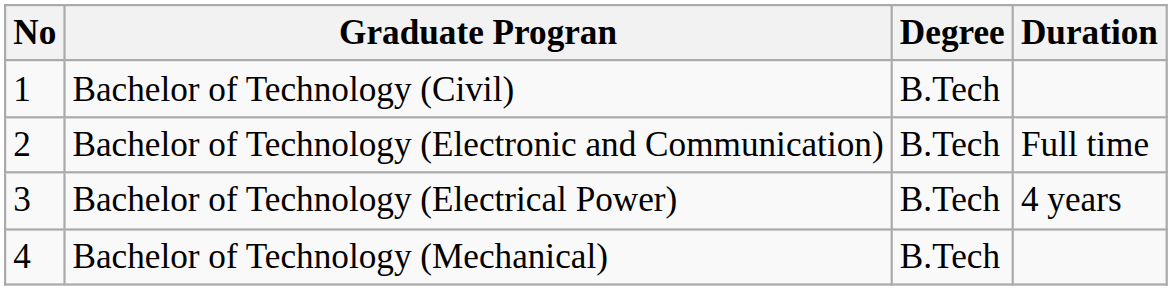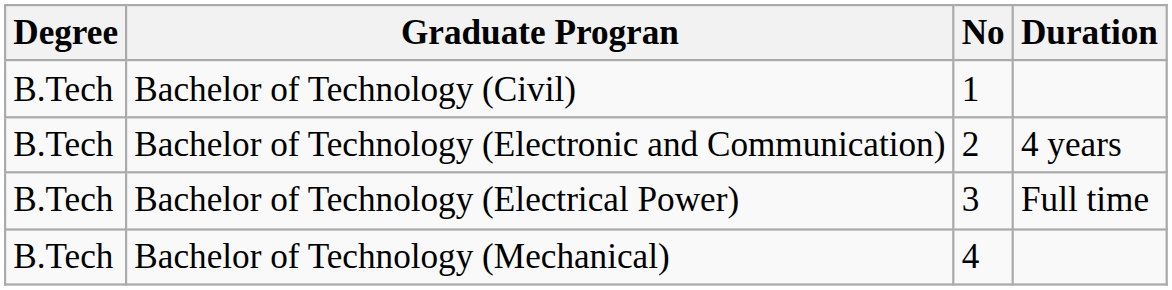columns swapped: (35, 32) <-> (952, 32)
(1085, 144) Full time -> (1071, 144) 4 years
(1071, 199) 4 years -> (1085, 199) Full time
